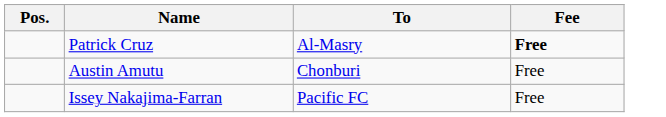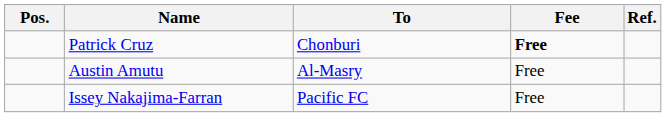+ column: (642, 17)
(330, 44) Al-Masry -> (329, 44) Chonburi
(329, 71) Chonburi -> (330, 71) Al-Masry
